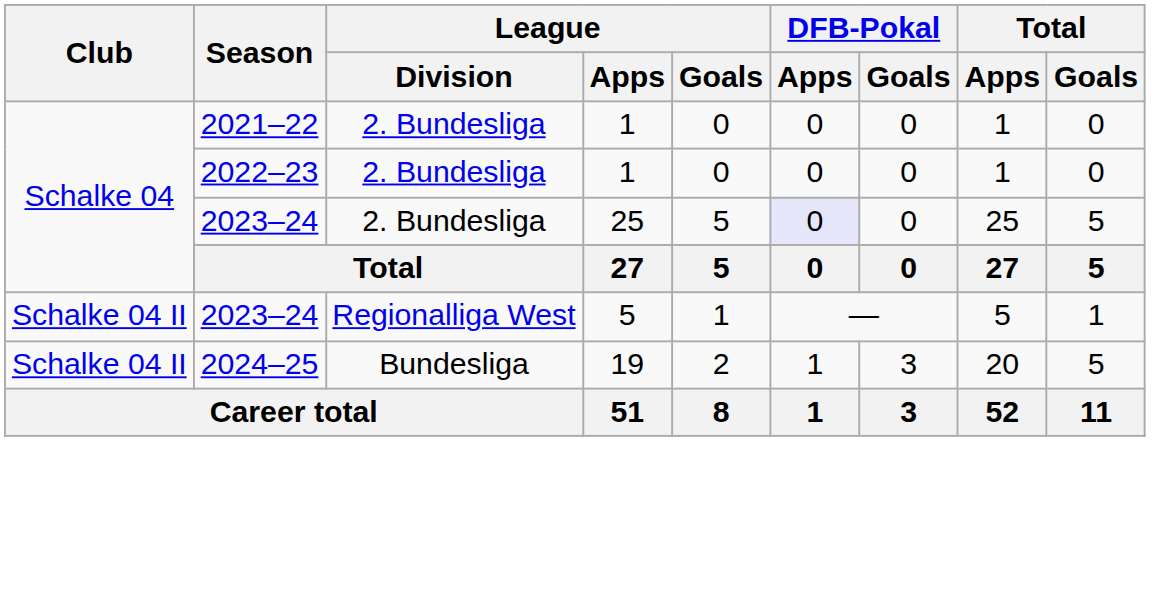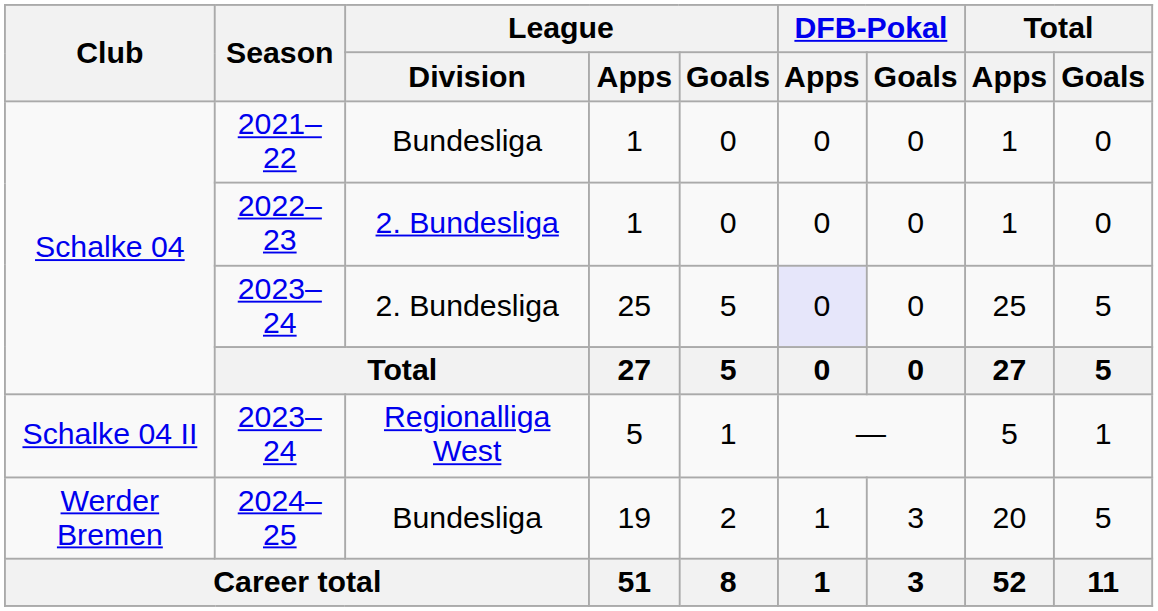(454, 124) 2. Bundesliga -> (467, 141) Bundesliga
(99, 364) Schalke 04 II -> (110, 517) Werder Bremen
